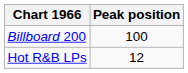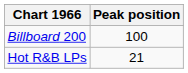(137, 57) 12 -> (137, 57) 21
